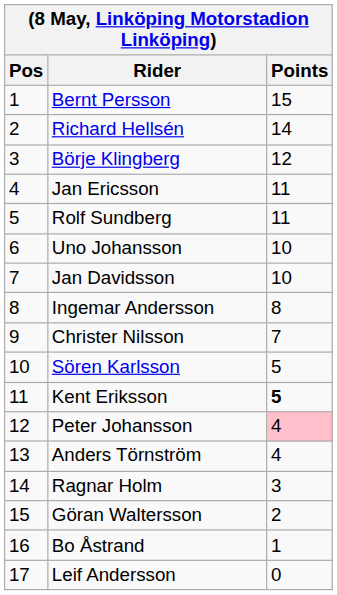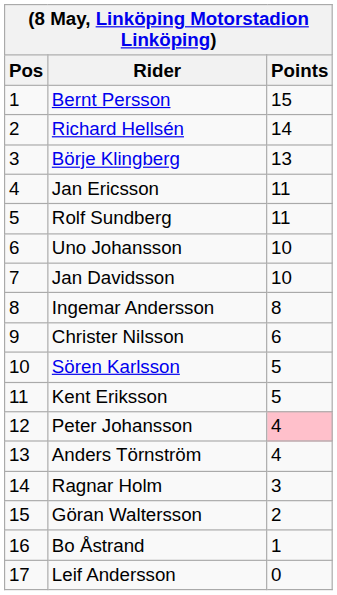(282, 159) 12 -> (282, 159) 13
(276, 337) 7 -> (276, 337) 6
(276, 396) bold -> (276, 396) normal
